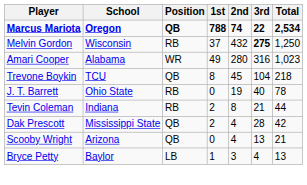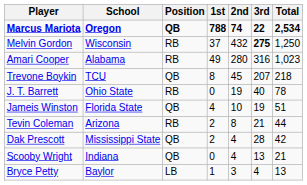(173, 60) WR -> (172, 60) RB
(262, 76) 104 -> (262, 76) 207
+ row: (42, 108)
(102, 108) Indiana -> (102, 124) Arizona
(102, 140) Arizona -> (102, 156) Indiana
